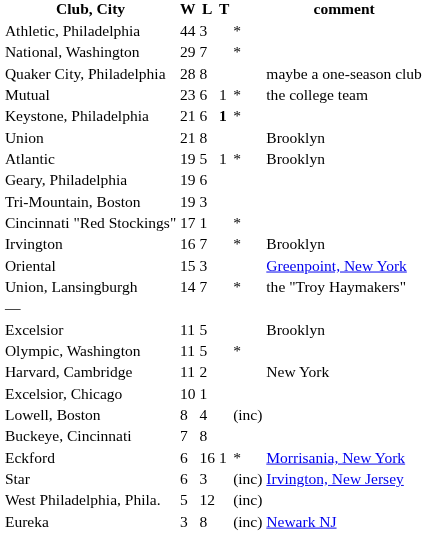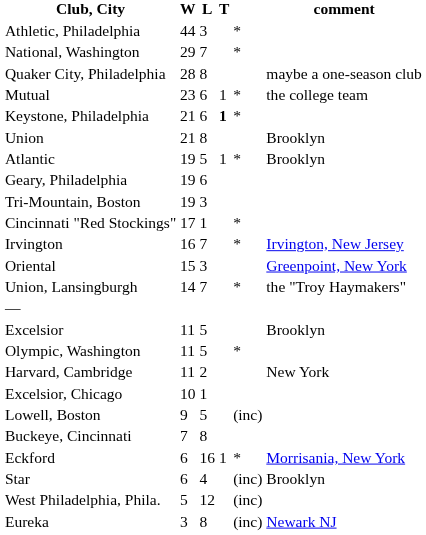(296, 244) Brooklyn -> (335, 244) Irvington, New Jersey
(184, 415) 8 -> (184, 415) 9
(203, 415) 4 -> (203, 415) 5
(203, 479) 3 -> (203, 479) 4
(335, 479) Irvington, New Jersey -> (296, 479) Brooklyn
